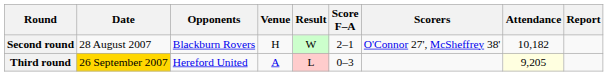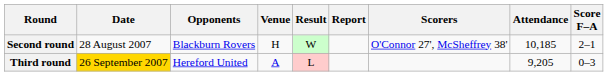columns swapped: (345, 19) <-> (583, 19)
(533, 44) 10,182 -> (541, 44) 10,185
(533, 62) lightyellow background -> (541, 62) no background
